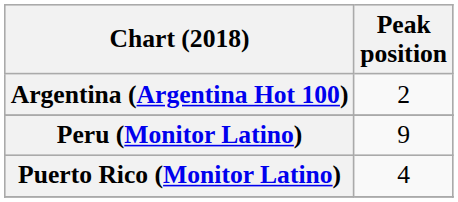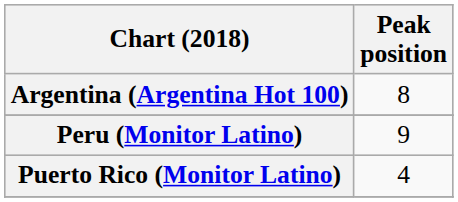(404, 94) 2 -> (404, 94) 8
